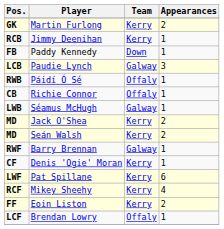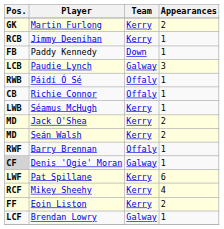(142, 108) Galway -> (139, 108) Kerry
(142, 149) Galway -> (142, 149) Offaly
(11, 163) no background -> (11, 163) lightgrey background
(139, 163) Kerry -> (142, 163) Galway
(142, 218) Offaly -> (142, 218) Galway
